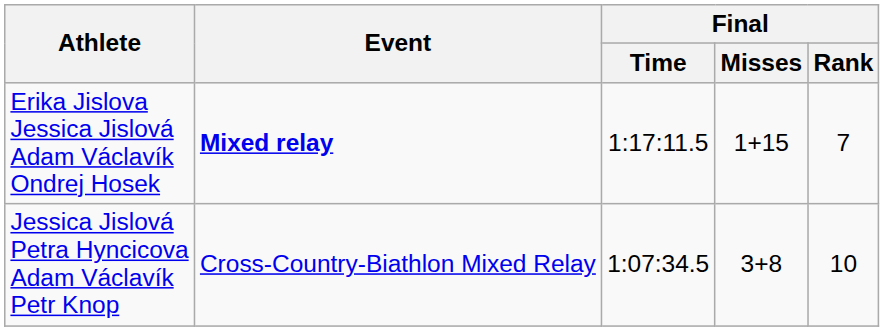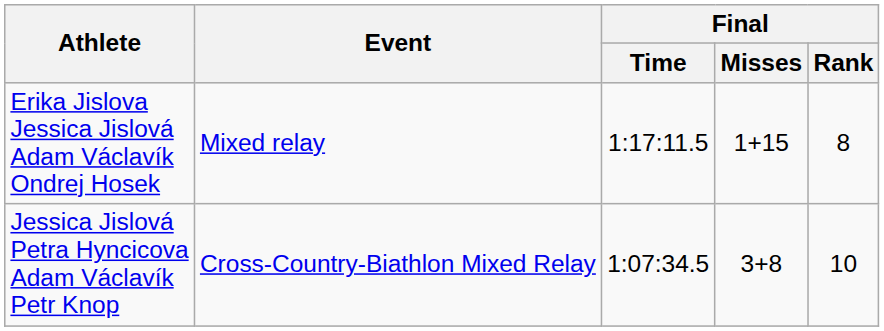(267, 142) bold -> (263, 142) normal
(843, 142) 7 -> (843, 142) 8
